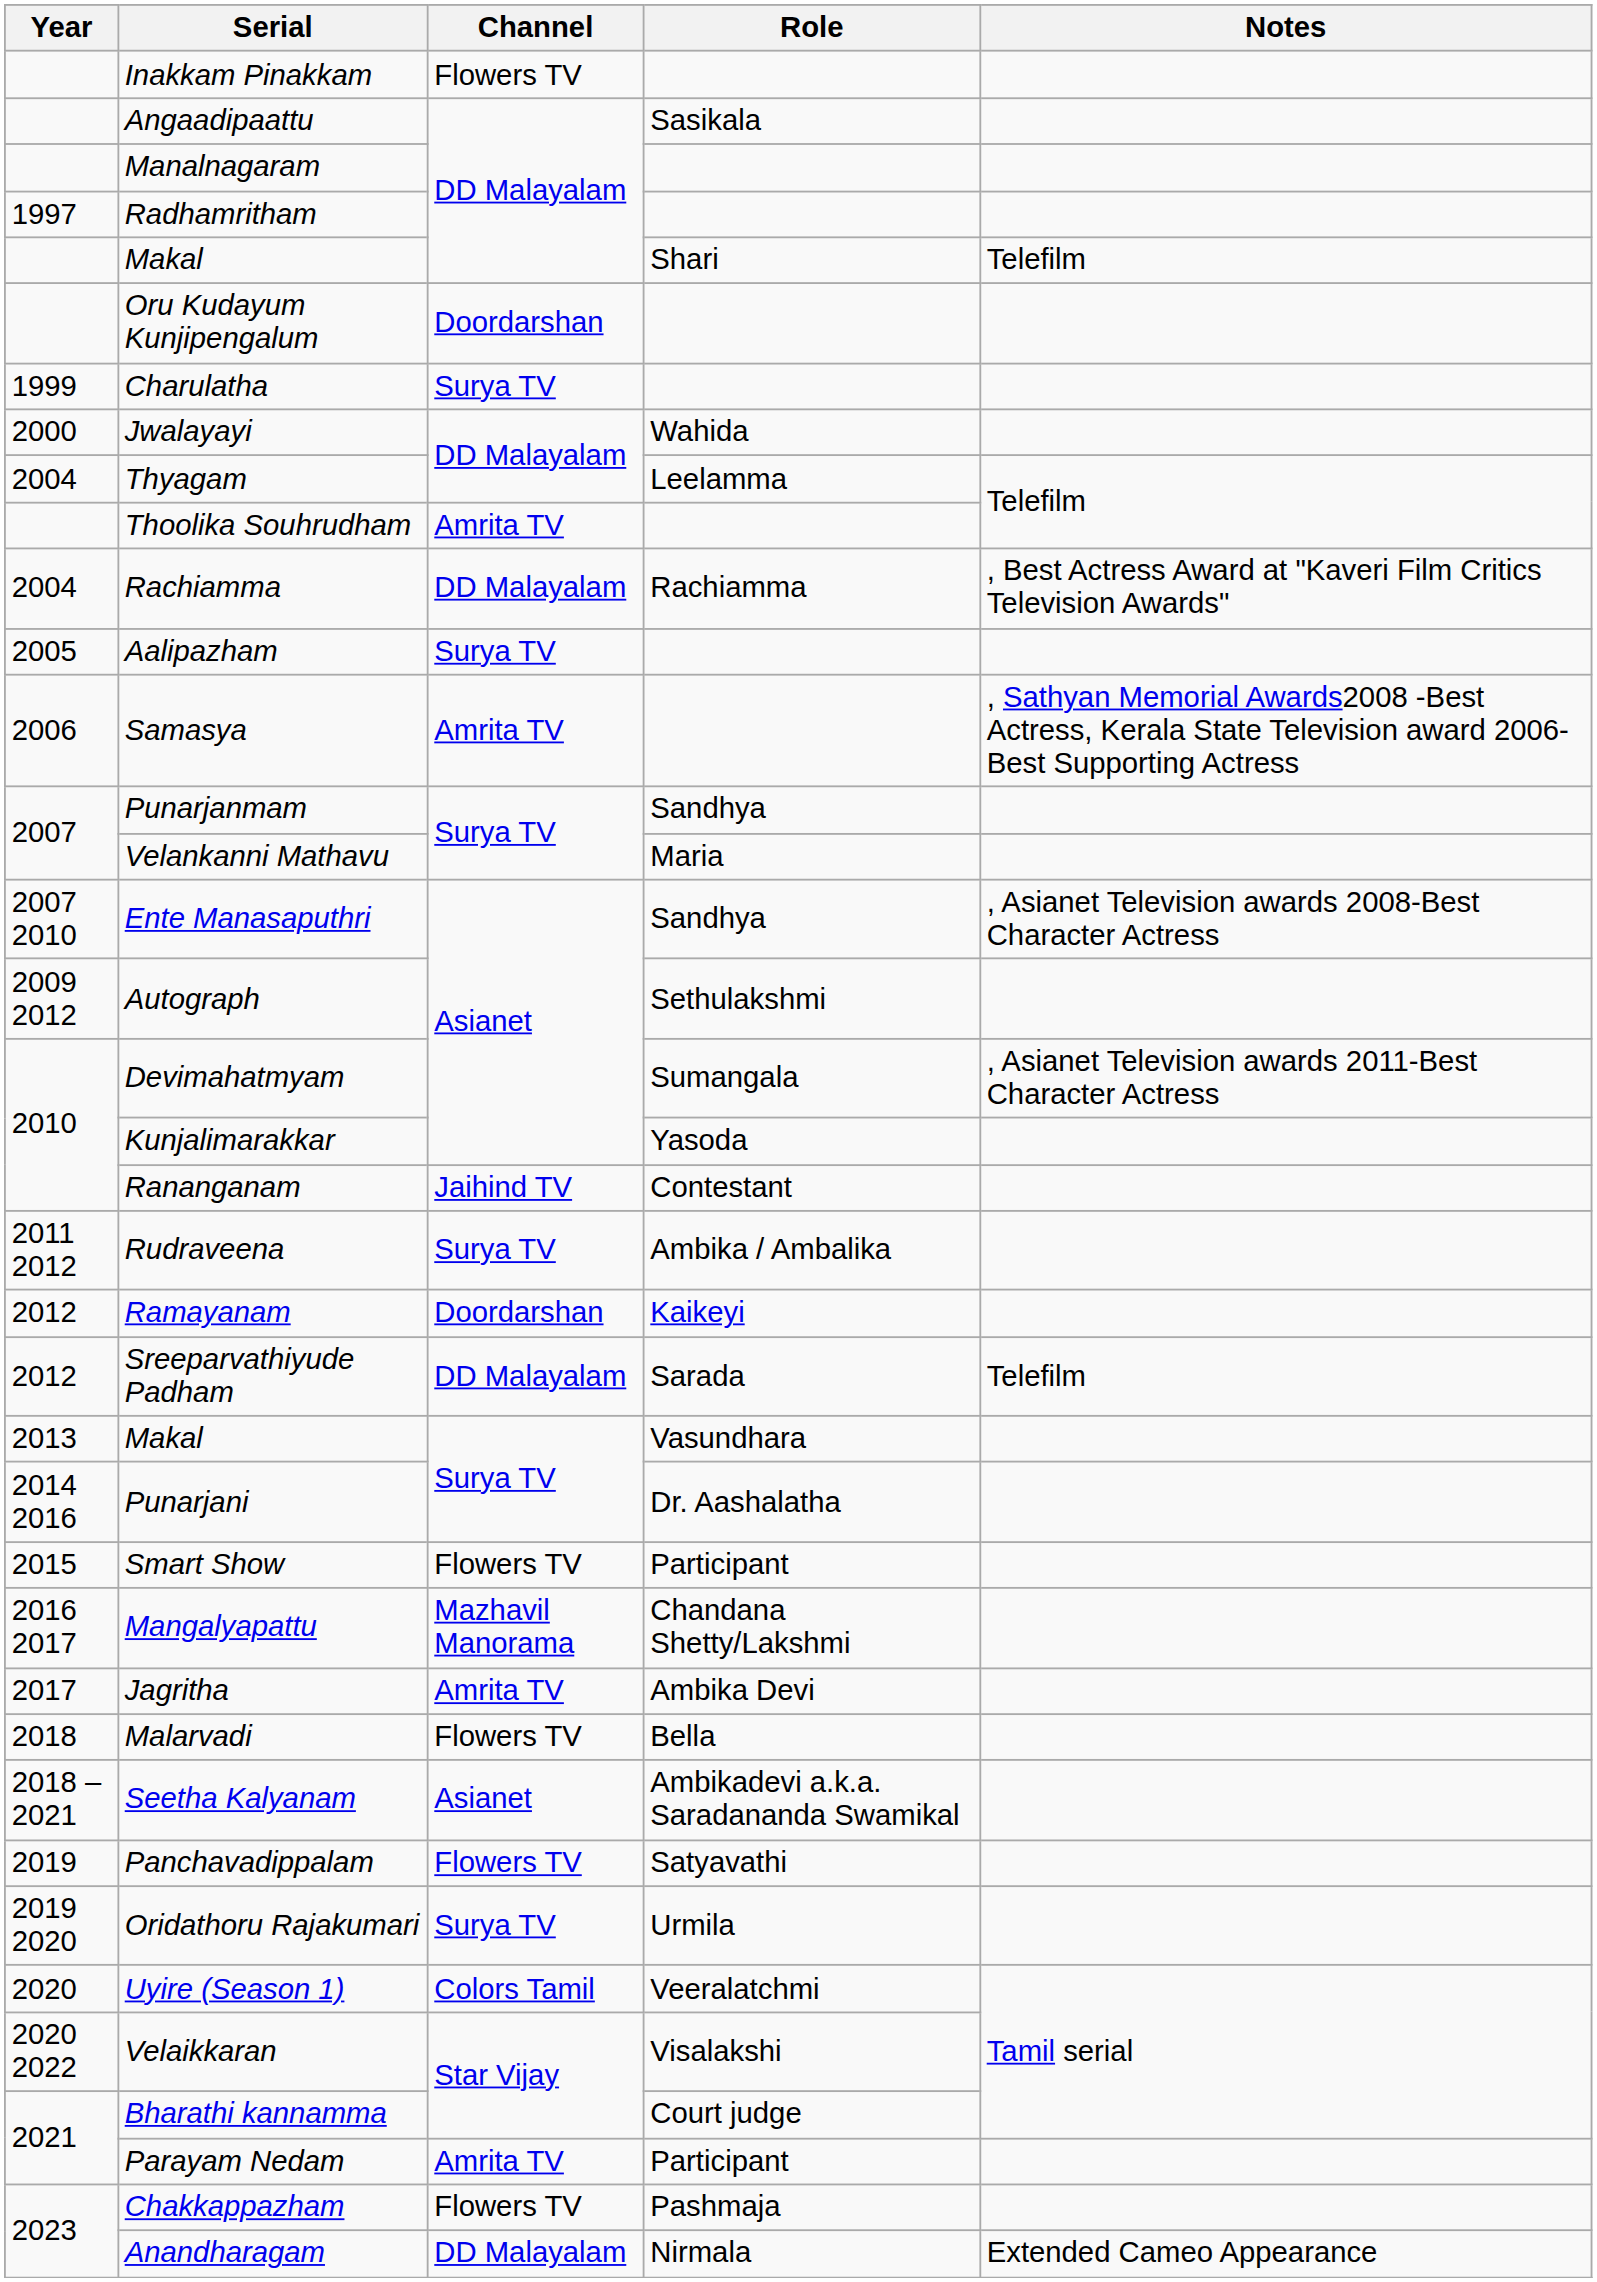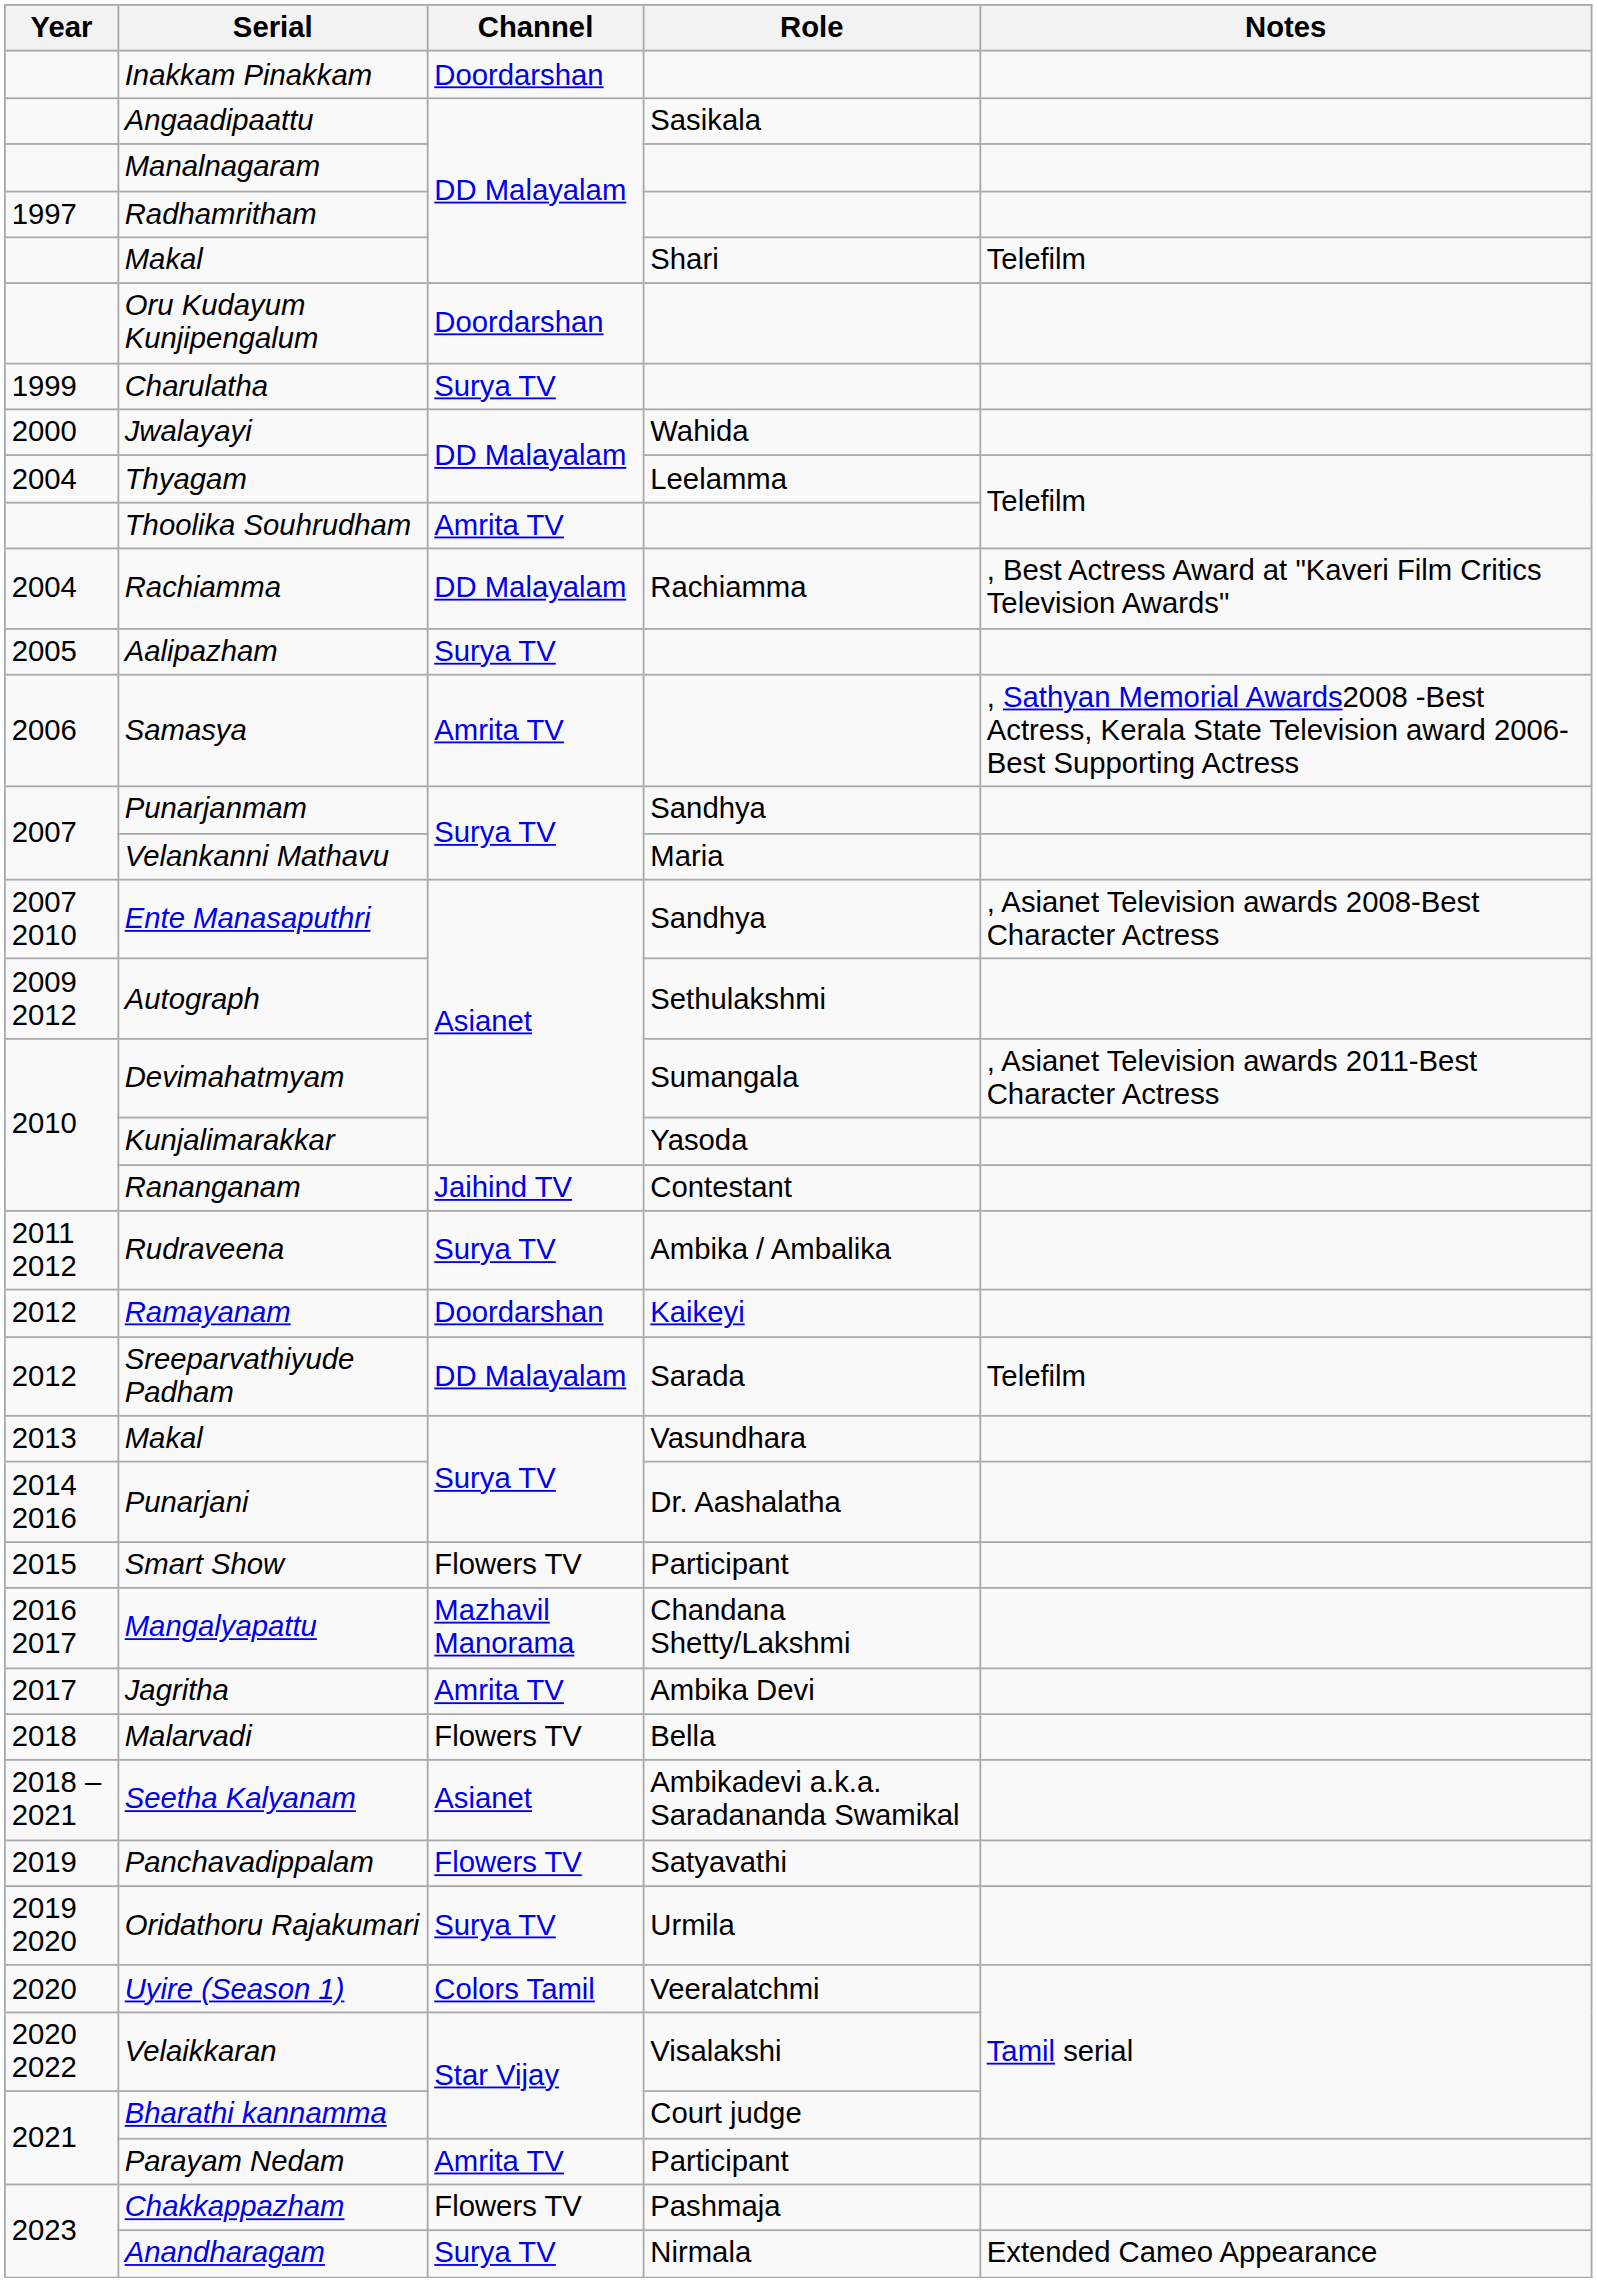(508, 74) Flowers TV -> (519, 74) Doordarshan
(530, 2253) DD Malayalam -> (495, 2253) Surya TV
